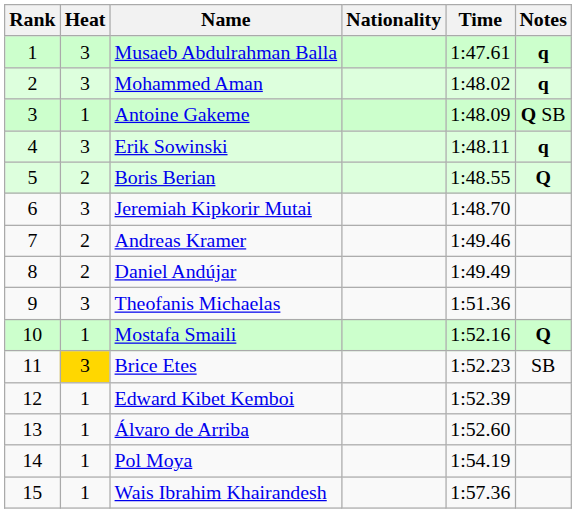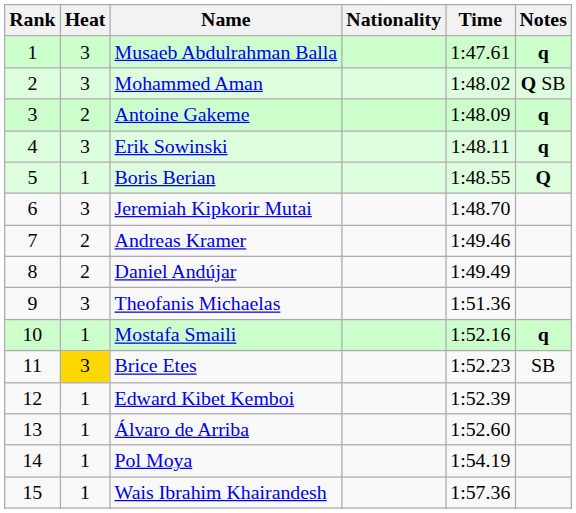(543, 83) q -> (543, 83) Q SB
(85, 114) 1 -> (85, 114) 2
(543, 114) Q SB -> (543, 114) q
(85, 177) 2 -> (85, 177) 1
(543, 334) Q -> (543, 334) q
